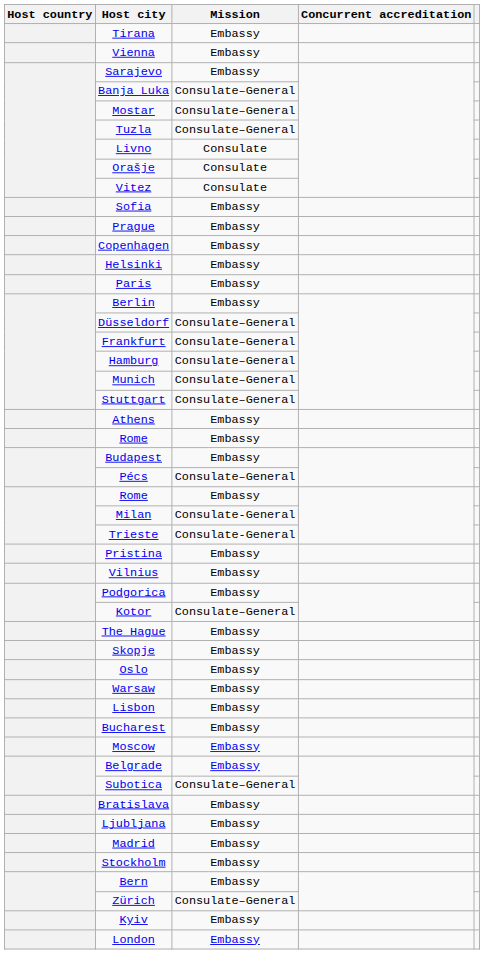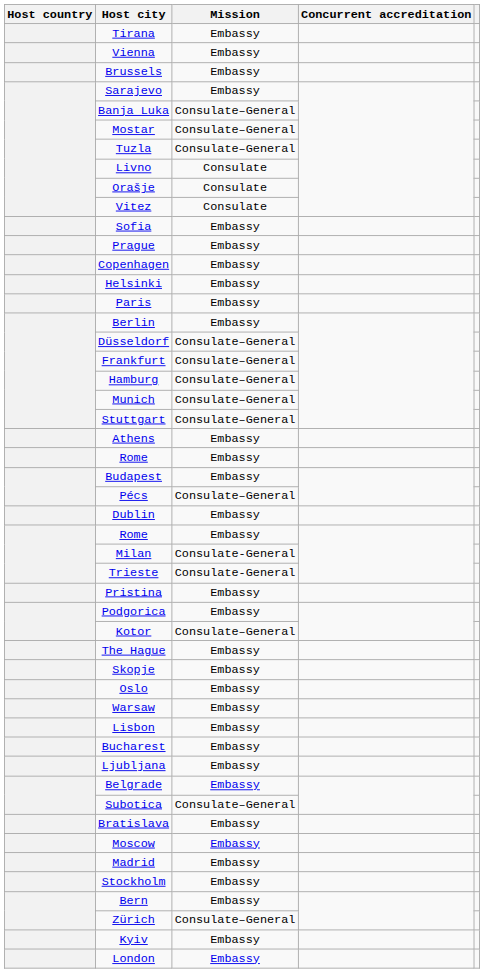+ row: (134, 72)
+ row: (134, 515)
- row: (134, 573)
rows swapped: (134, 747) <-> (134, 824)
